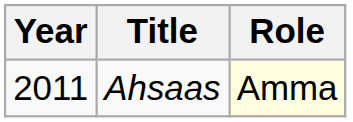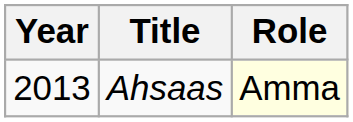(51, 87) 2011 -> (52, 87) 2013
